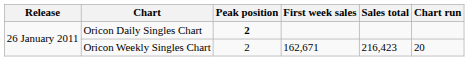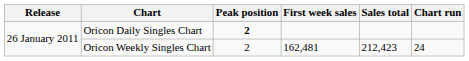(301, 47) 162,671 -> (301, 47) 162,481
(379, 47) 216,423 -> (379, 47) 212,423
(419, 47) 20 -> (419, 47) 24
